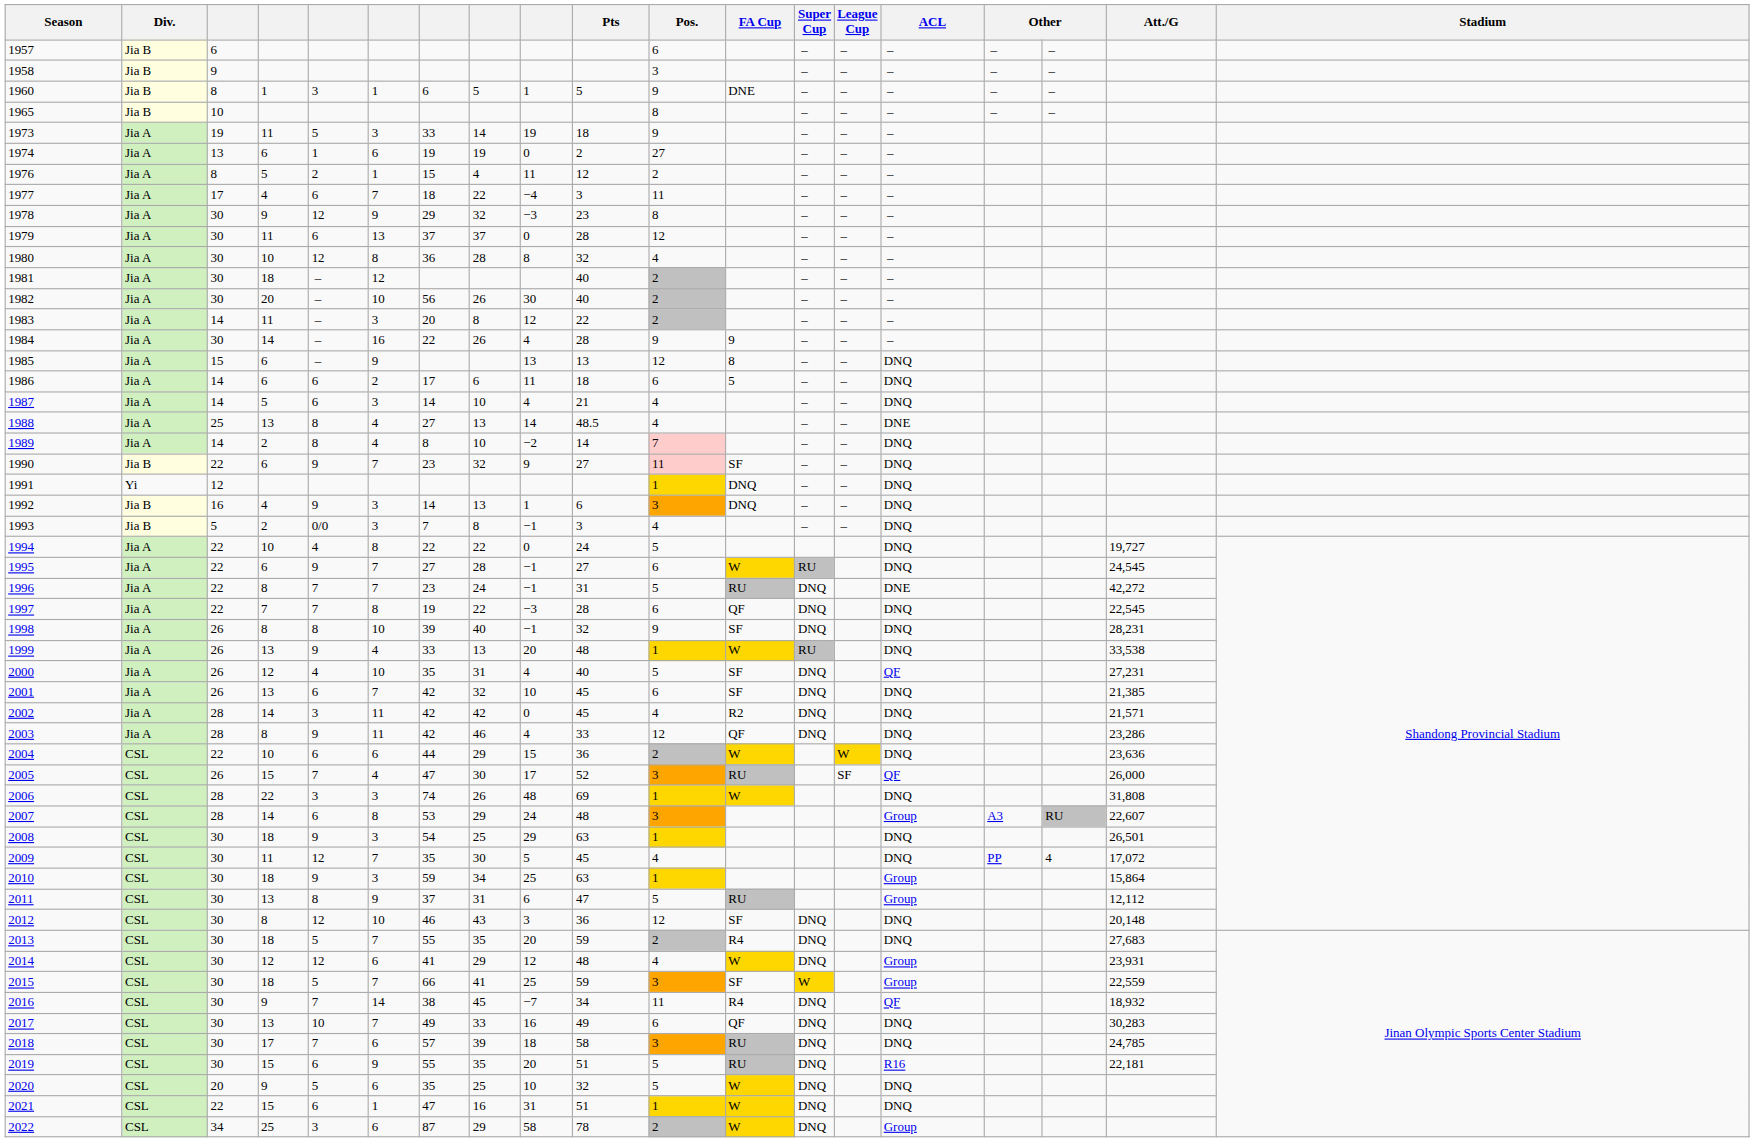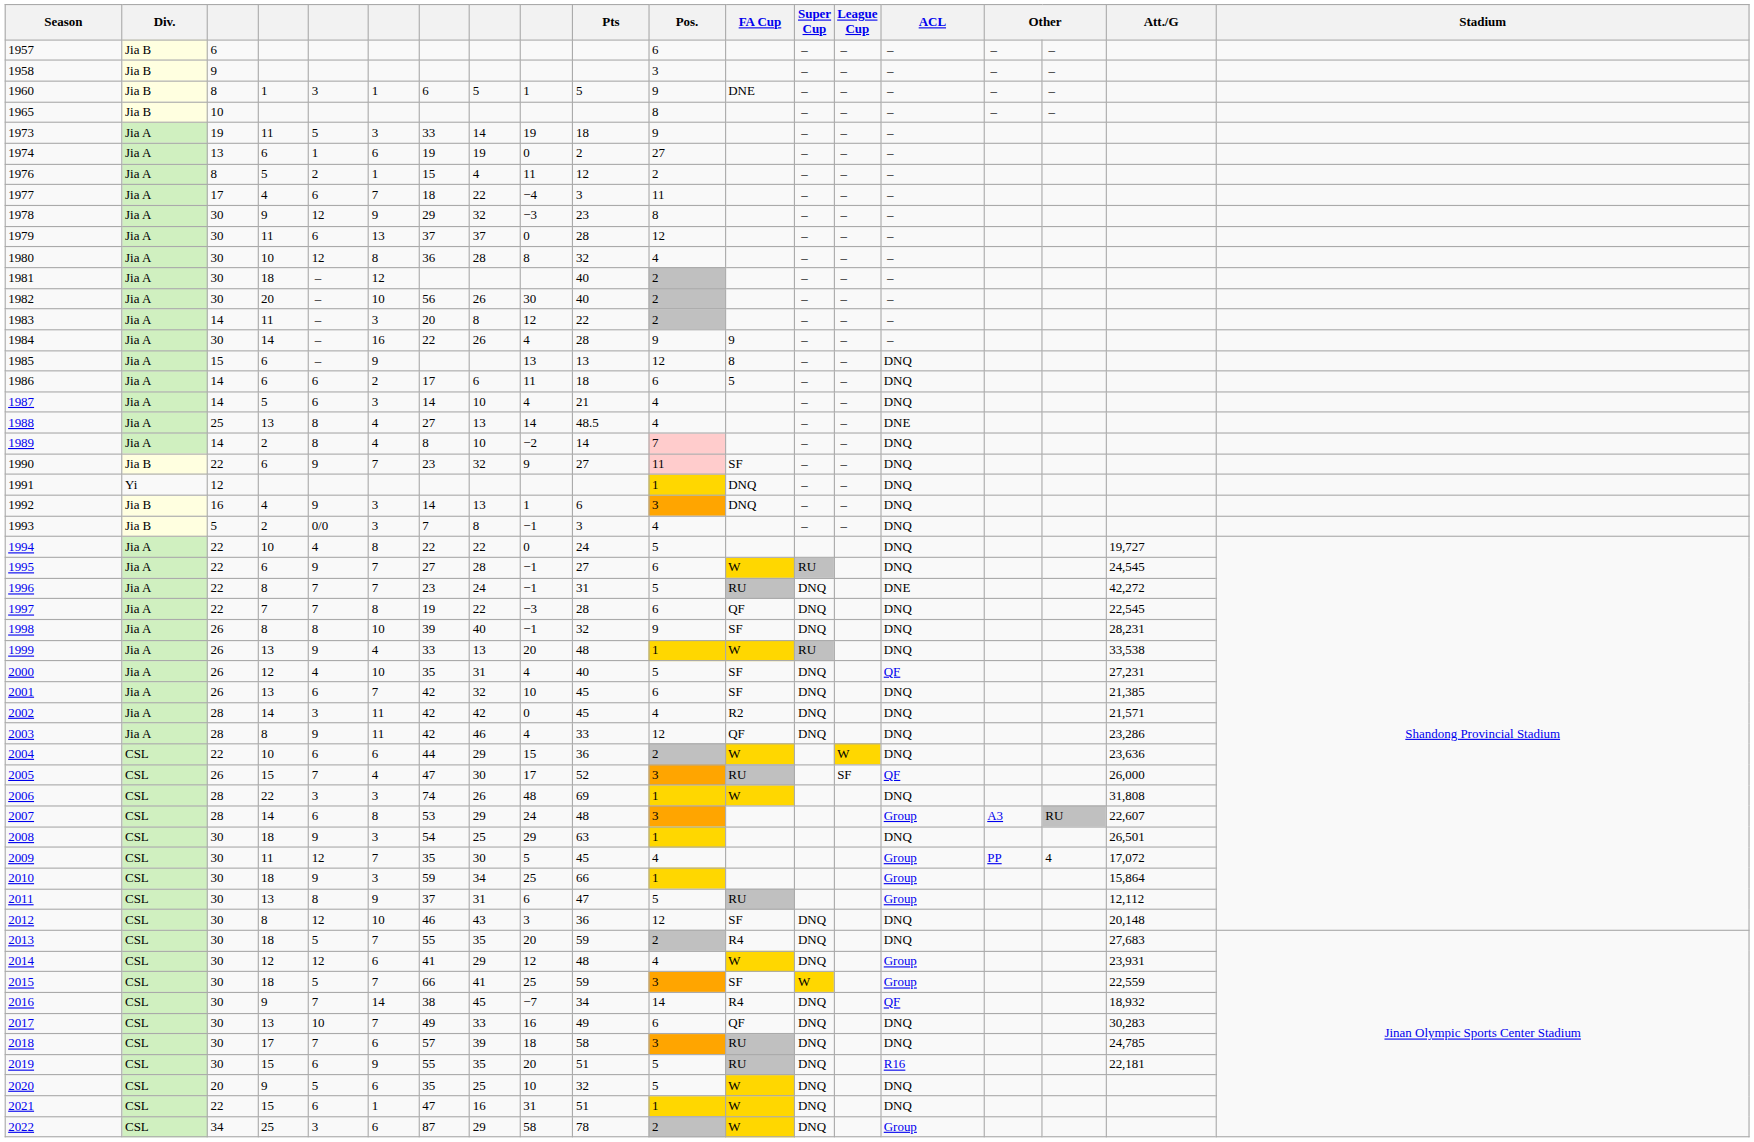(898, 858) DNQ -> (900, 858) Group
(582, 878) 63 -> (582, 878) 66
(658, 1003) 11 -> (659, 1003) 14
